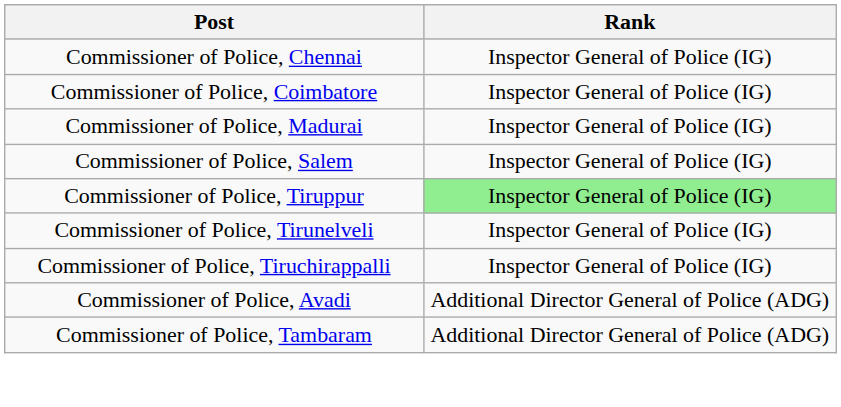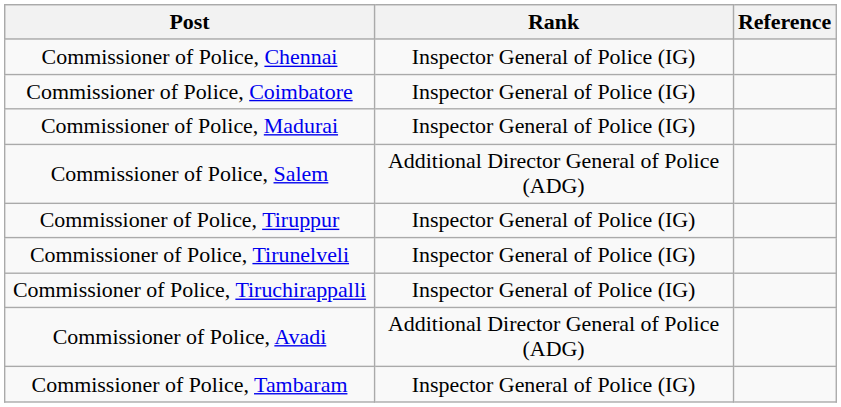+ column: (785, 21)
(630, 160) Inspector General of Police (IG) -> (554, 173) Additional Director General of Police (ADG)
(630, 195) lightgreen background -> (554, 220) no background
(630, 334) Additional Director General of Police (ADG) -> (554, 384) Inspector General of Police (IG)
